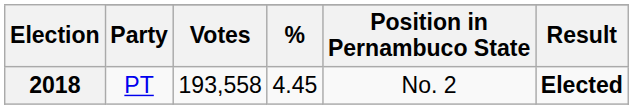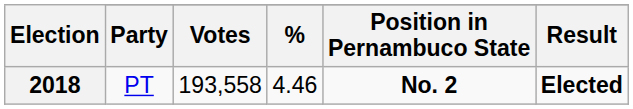(295, 85) 4.45 -> (295, 85) 4.46
(429, 85) normal -> (429, 85) bold
